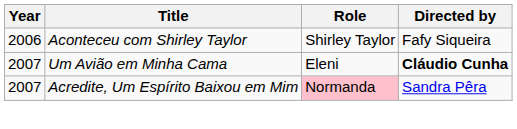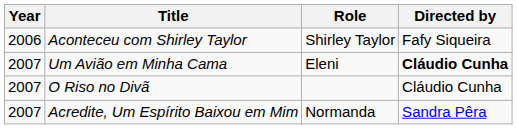+ row: (99, 87)
(340, 87) pink background -> (340, 111) no background
